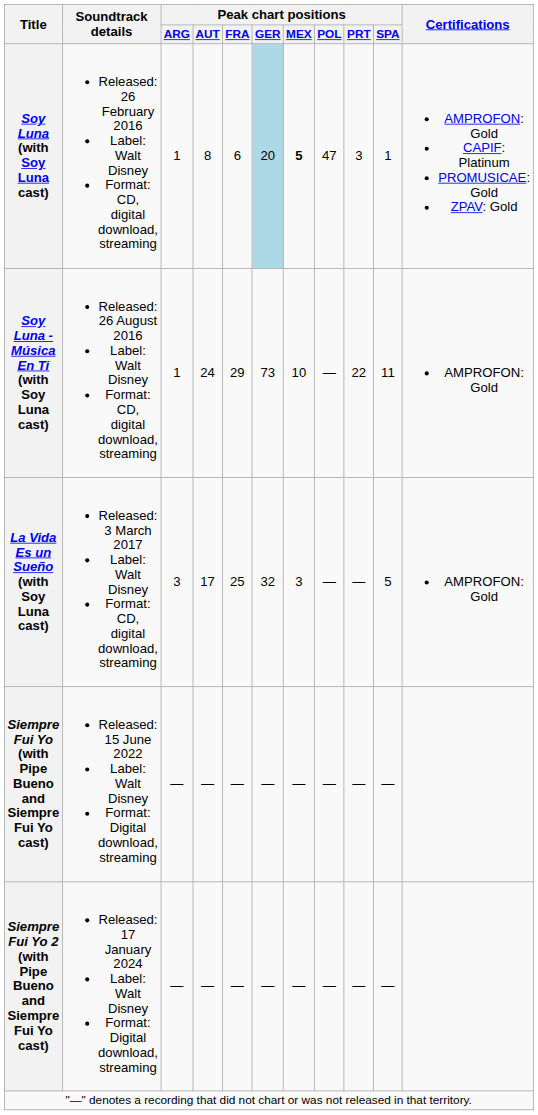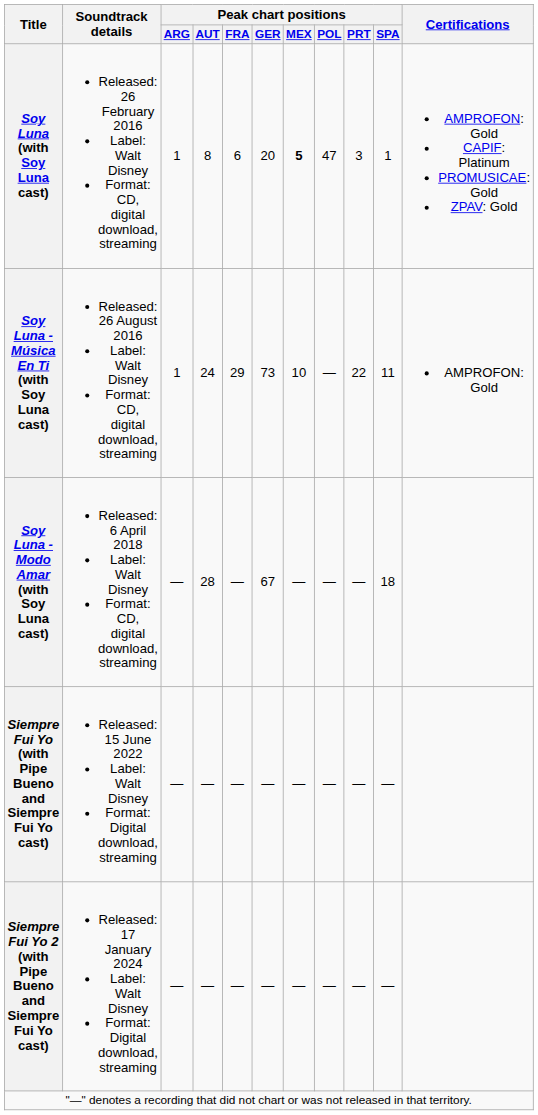(268, 156) lightblue background -> (268, 156) no background
- row: (33, 582)
+ row: (33, 582)
